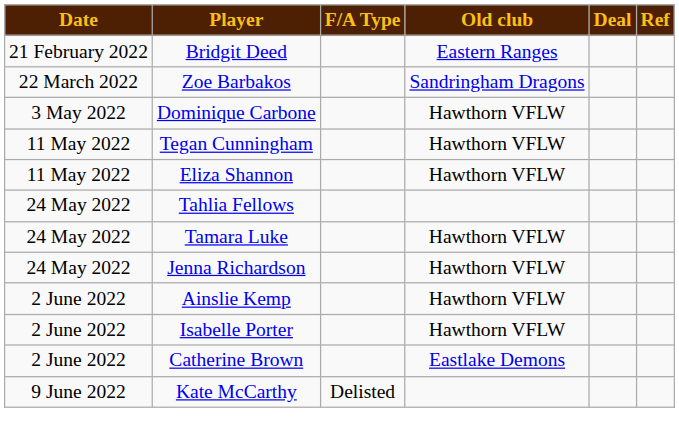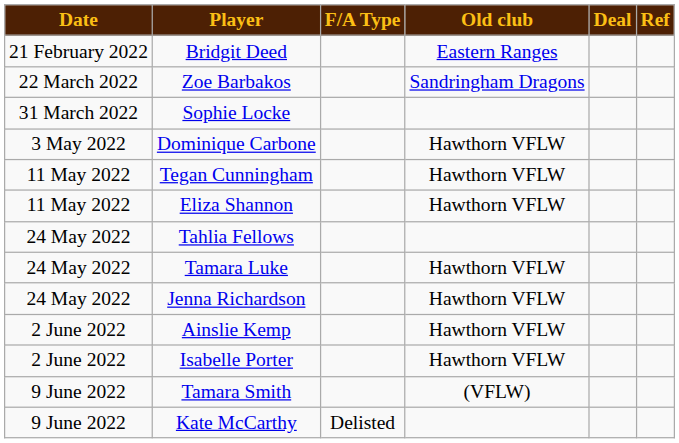+ row: (236, 112)
- row: (236, 360)
+ row: (236, 391)
